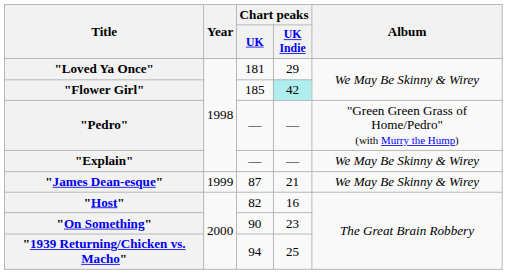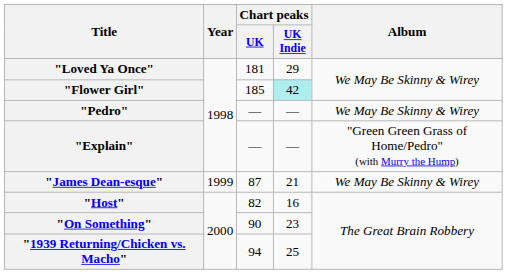(407, 125) "Green Green Grass of Home/Pedro" (with Murry the Hump) -> (407, 110) We May Be Skinny & Wirey
(407, 161) We May Be Skinny & Wirey -> (407, 146) "Green Green Grass of Home/Pedro" (with Murry the Hump)
